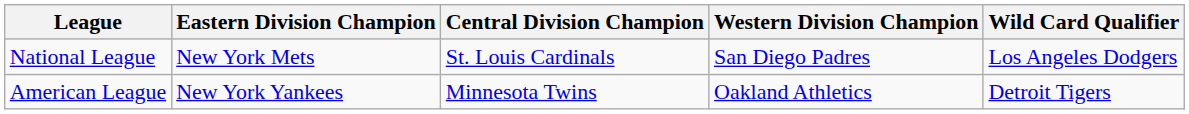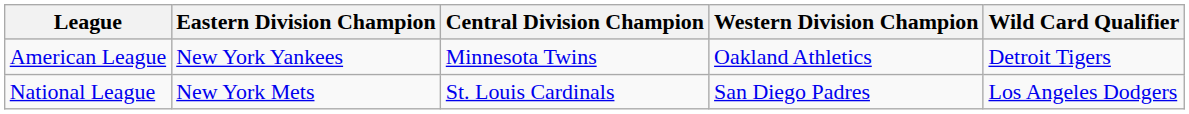rows swapped: (88, 91) <-> (82, 56)
